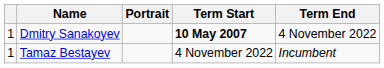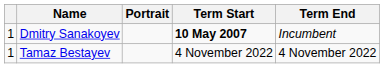(327, 33) 4 November 2022 -> (307, 33) Incumbent
(307, 53) Incumbent -> (327, 53) 4 November 2022
